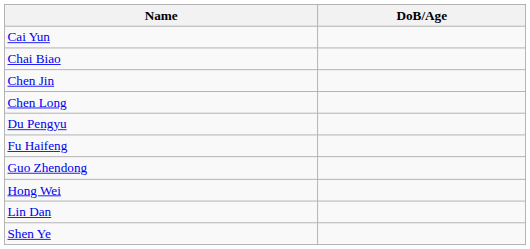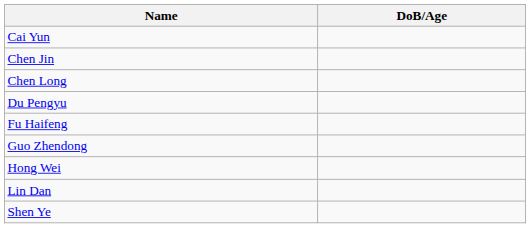- row: (34, 59)
